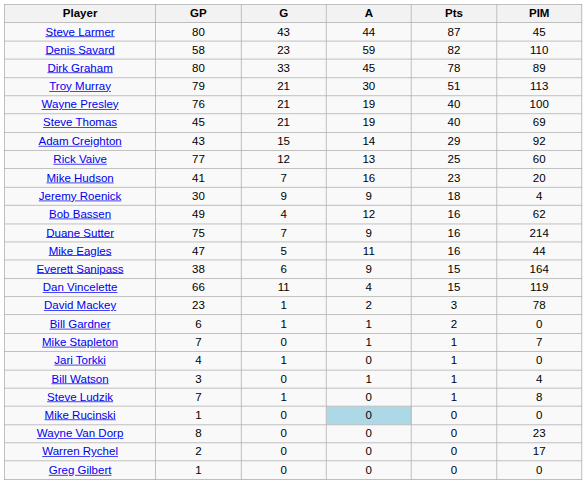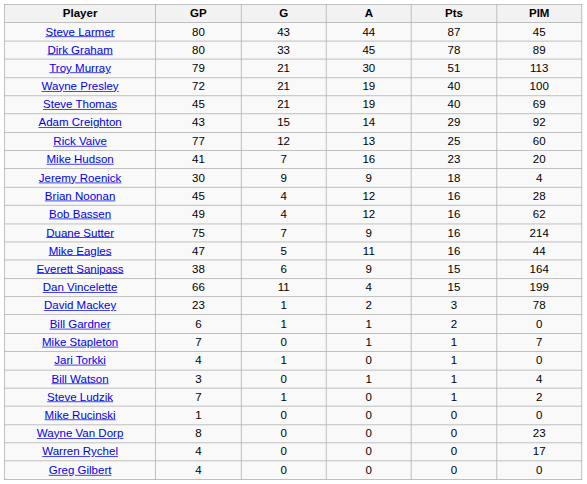- row: (80, 50)
(198, 104) 76 -> (198, 86) 72
+ row: (80, 196)
(539, 287) 119 -> (539, 287) 199
(539, 397) 8 -> (539, 397) 2
(369, 415) lightblue background -> (369, 415) no background
(198, 452) 2 -> (198, 452) 4
(198, 470) 1 -> (198, 470) 4
